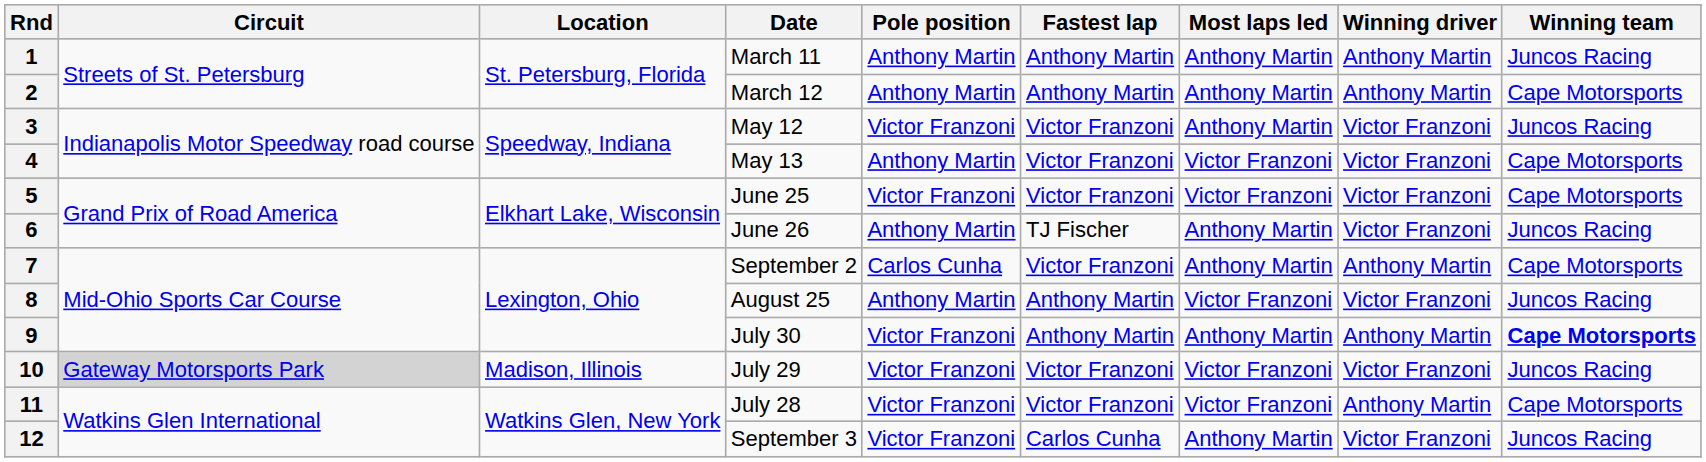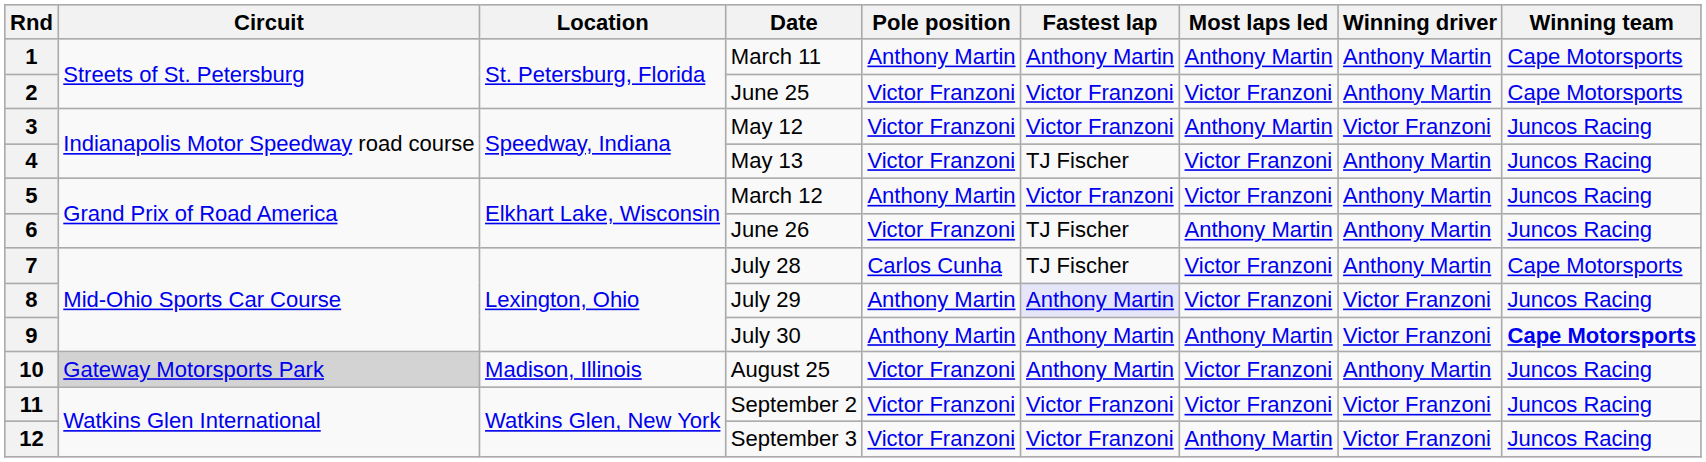(1580, 56) Juncos Racing -> (1595, 56) Cape Motorsports
(777, 91) March 12 -> (770, 91) June 25
(941, 91) Anthony Martin -> (941, 91) Victor Franzoni
(1100, 91) Anthony Martin -> (1100, 91) Victor Franzoni
(1259, 91) Anthony Martin -> (1258, 91) Victor Franzoni
(941, 161) Anthony Martin -> (941, 161) Victor Franzoni
(1100, 161) Victor Franzoni -> (1077, 161) TJ Fischer
(1417, 161) Victor Franzoni -> (1417, 161) Anthony Martin
(1595, 161) Cape Motorsports -> (1580, 161) Juncos Racing
(770, 195) June 25 -> (777, 195) March 12
(941, 195) Victor Franzoni -> (941, 195) Anthony Martin
(1417, 195) Victor Franzoni -> (1417, 195) Anthony Martin
(1595, 195) Cape Motorsports -> (1580, 195) Juncos Racing
(941, 230) Anthony Martin -> (941, 230) Victor Franzoni
(1417, 230) Victor Franzoni -> (1417, 230) Anthony Martin
(794, 265) September 2 -> (766, 265) July 28
(1100, 265) Victor Franzoni -> (1077, 265) TJ Fischer
(1259, 265) Anthony Martin -> (1258, 265) Victor Franzoni
(780, 300) August 25 -> (766, 300) July 29
(1100, 300) no background -> (1100, 300) lavender background
(941, 334) Victor Franzoni -> (941, 334) Anthony Martin
(1417, 334) Anthony Martin -> (1417, 334) Victor Franzoni
(766, 369) July 29 -> (780, 369) August 25
(1100, 369) Victor Franzoni -> (1100, 369) Anthony Martin
(1417, 369) Victor Franzoni -> (1417, 369) Anthony Martin
(766, 404) July 28 -> (794, 404) September 2
(1417, 404) Anthony Martin -> (1417, 404) Victor Franzoni
(1595, 404) Cape Motorsports -> (1580, 404) Juncos Racing
(1093, 439) Carlos Cunha -> (1100, 439) Victor Franzoni
